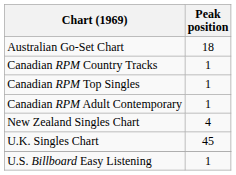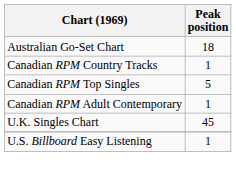(208, 84) 1 -> (208, 84) 5
- row: (73, 122)
